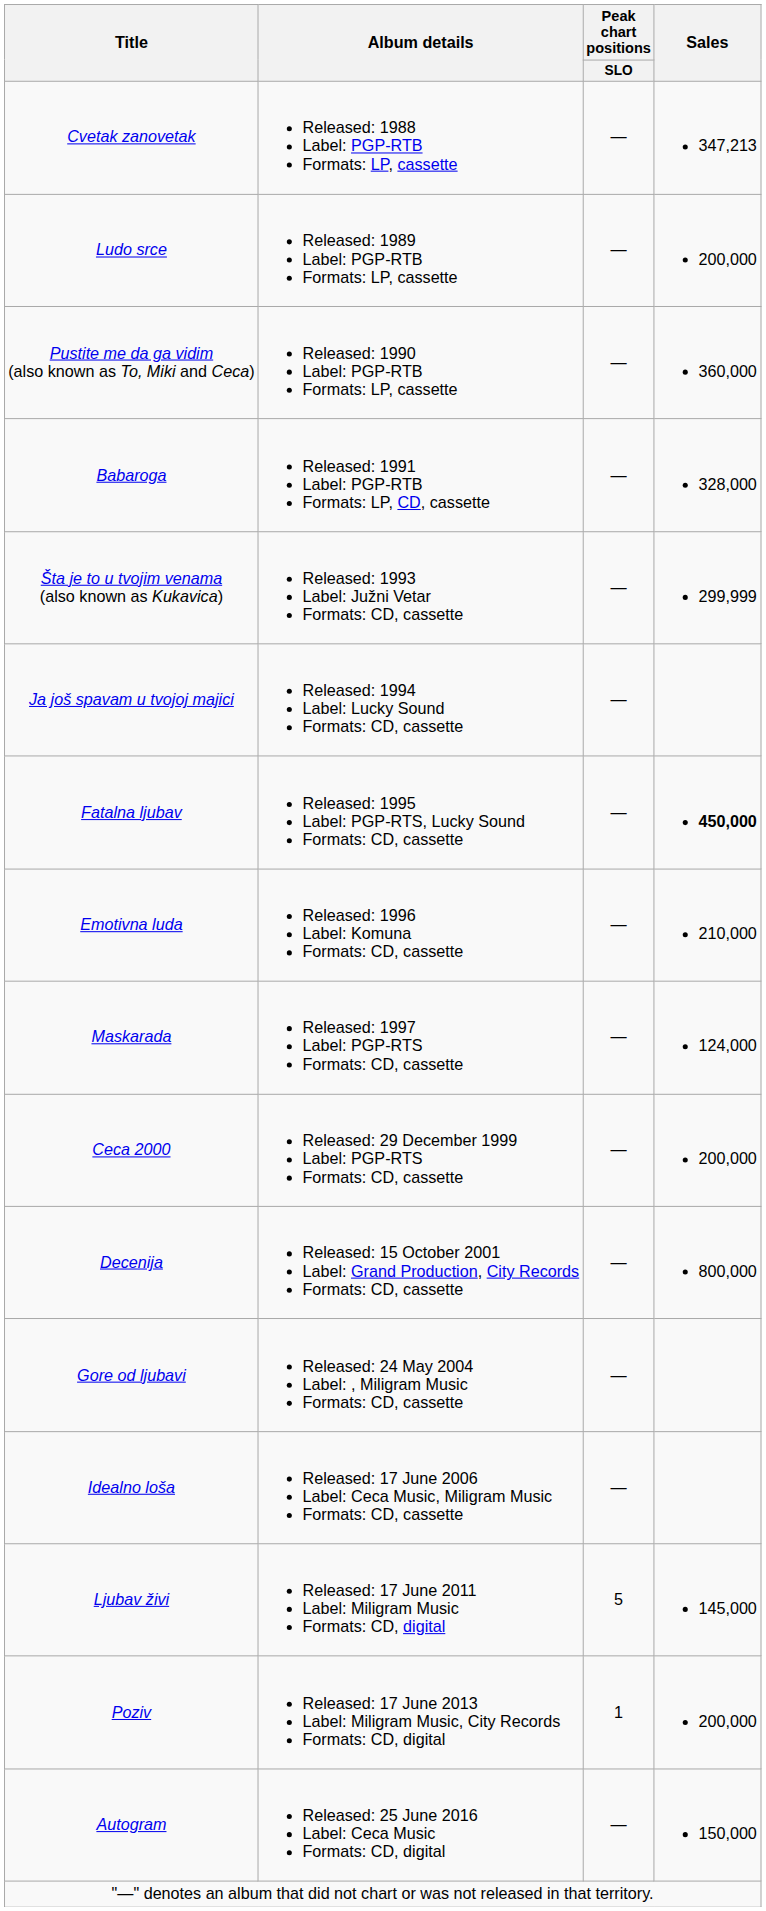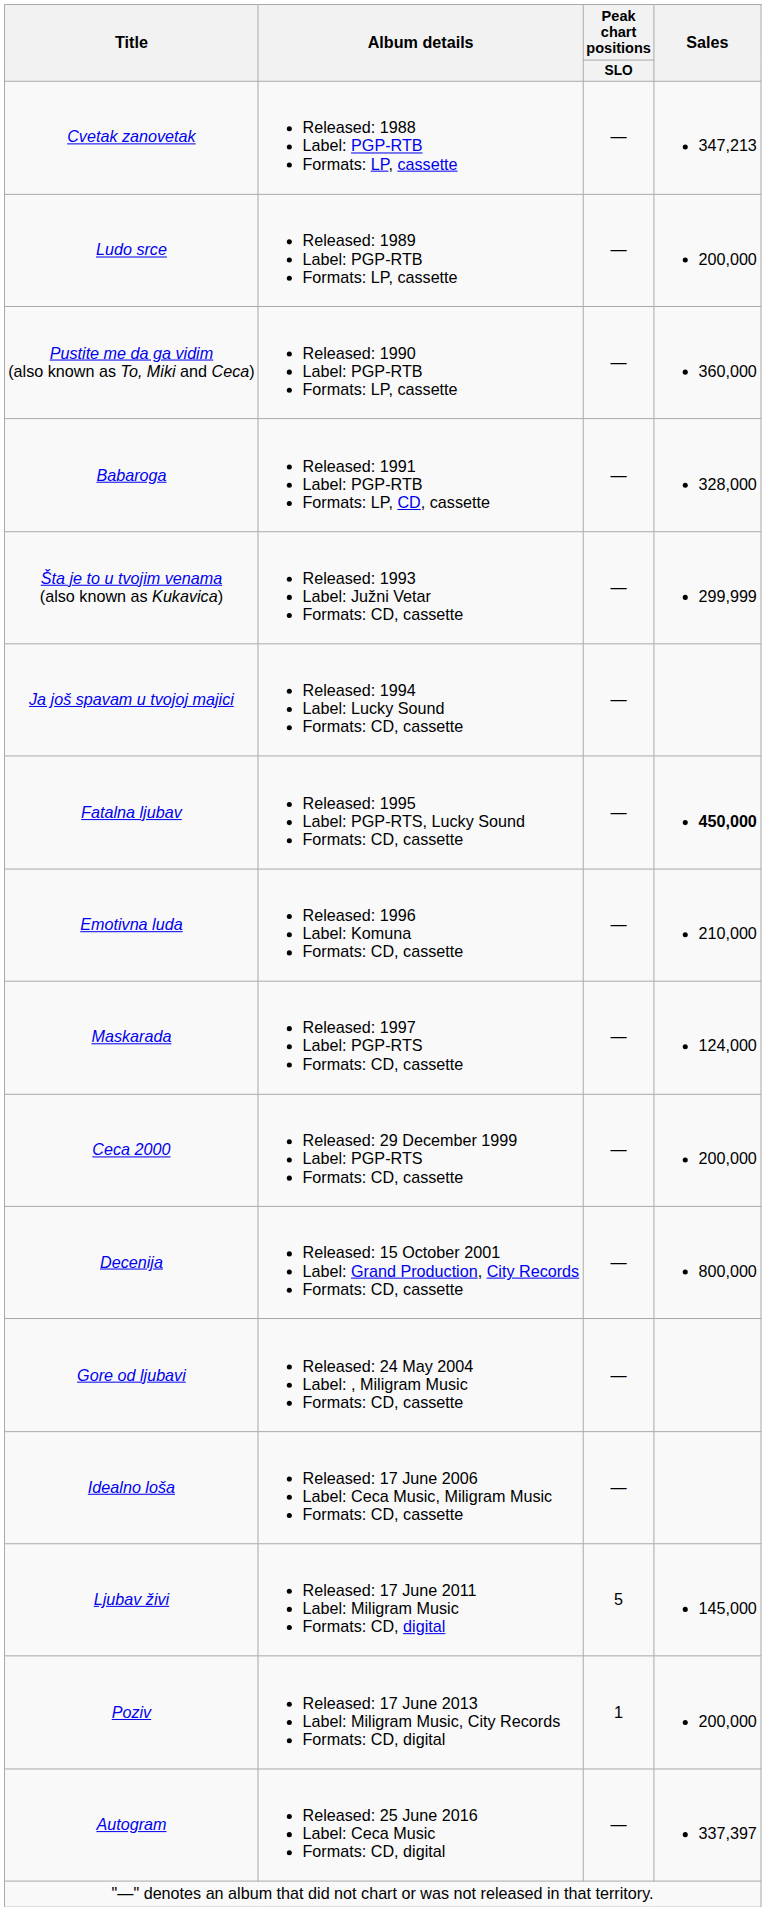(707, 1834) 150,000 -> (707, 1834) 337,397
